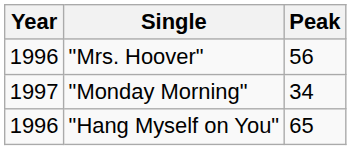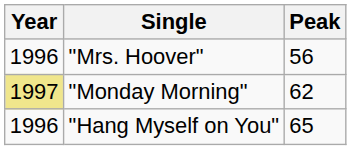(34, 91) no background -> (34, 91) khaki background
(301, 91) 34 -> (301, 91) 62
